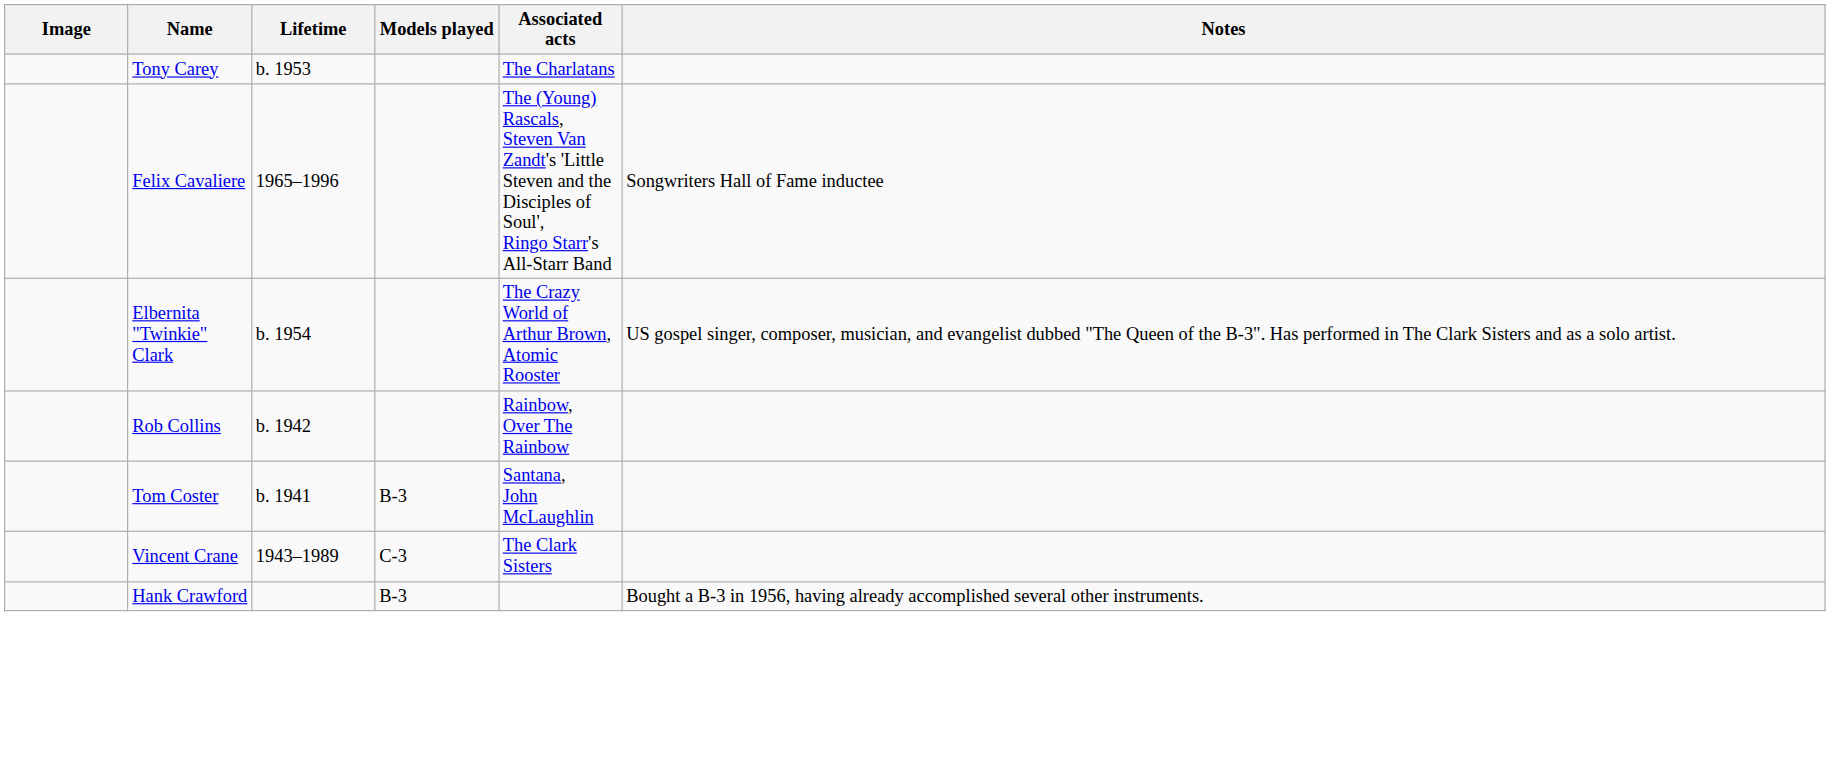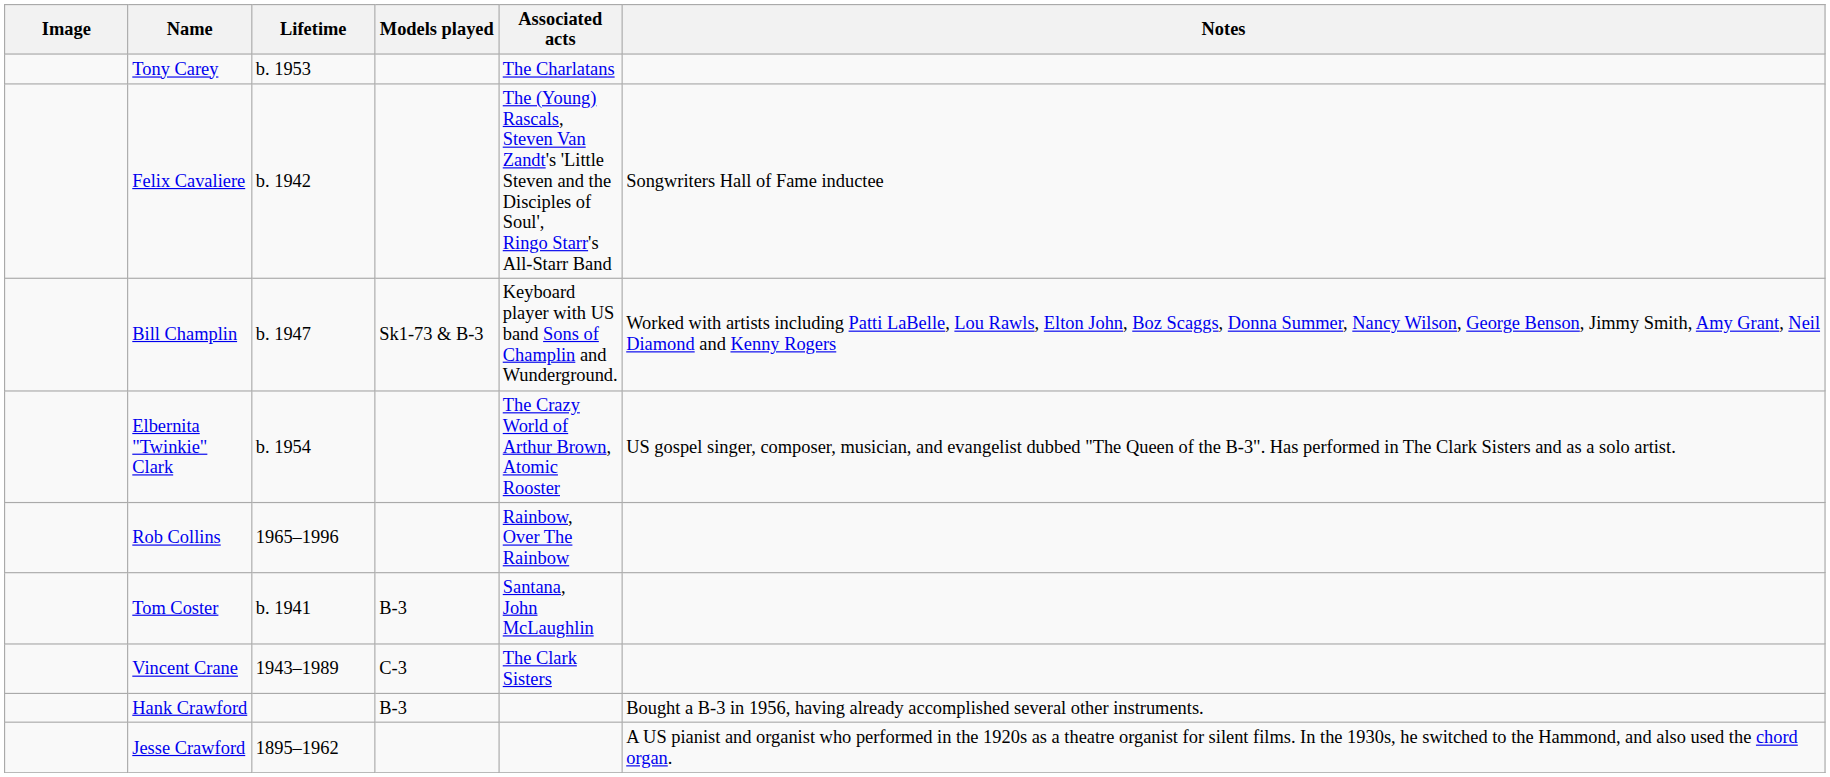(297, 180) 1965–1996 -> (283, 180) b. 1942
+ row: (185, 334)
(283, 425) b. 1942 -> (297, 537) 1965–1996
+ row: (189, 747)
